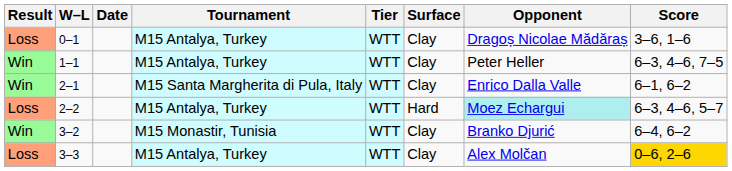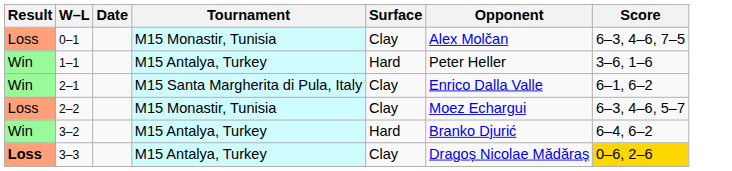- column: (385, 16)
(201, 39) M15 Antalya, Turkey -> (206, 39) M15 Monastir, Tunisia
(547, 39) Dragoș Nicolae Mădăraș -> (469, 39) Alex Molčan
(663, 39) 3–6, 1–6 -> (640, 39) 6–3, 4–6, 7–5
(422, 62) Clay -> (385, 62) Hard
(679, 62) 6–3, 4–6, 7–5 -> (624, 62) 3–6, 1–6
(201, 108) M15 Antalya, Turkey -> (206, 108) M15 Monastir, Tunisia
(423, 108) Hard -> (383, 108) Clay
(516, 108) paleturquoise background -> (478, 108) no background
(206, 131) M15 Monastir, Tunisia -> (201, 131) M15 Antalya, Turkey
(422, 131) Clay -> (385, 131) Hard
(23, 154) normal -> (25, 154) bold
(507, 154) Alex Molčan -> (509, 154) Dragoș Nicolae Mădăraș
